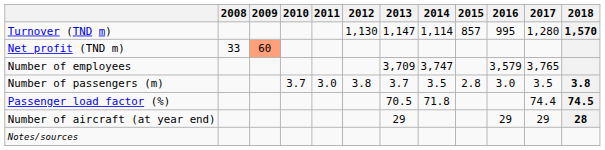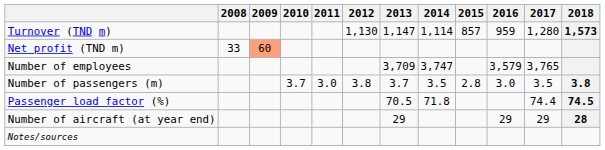(505, 31) 995 -> (505, 31) 959
(581, 31) 1,570 -> (581, 31) 1,573
